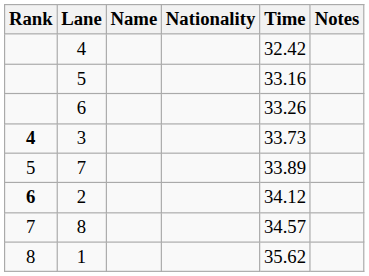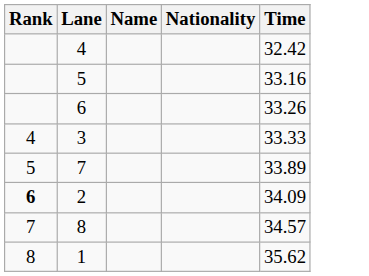- column: (337, 19)
(31, 138) bold -> (31, 138) normal
(285, 138) 33.73 -> (285, 138) 33.33
(285, 197) 34.12 -> (285, 197) 34.09
